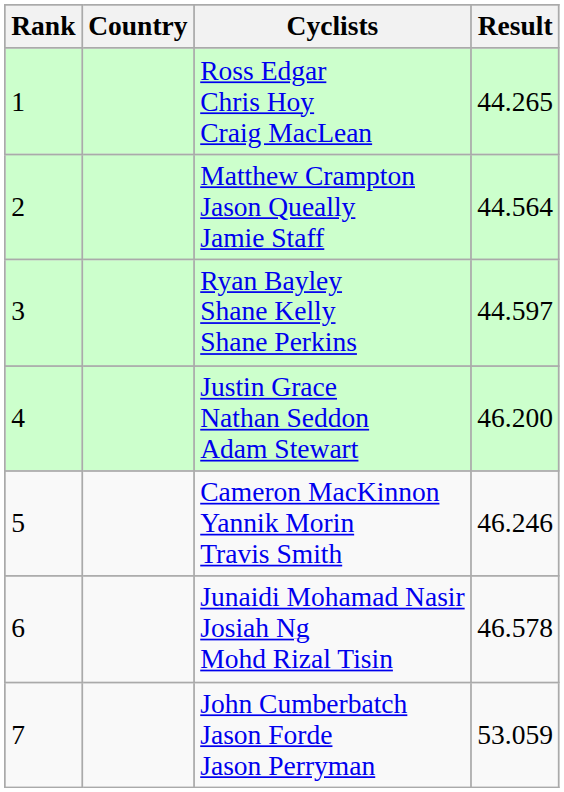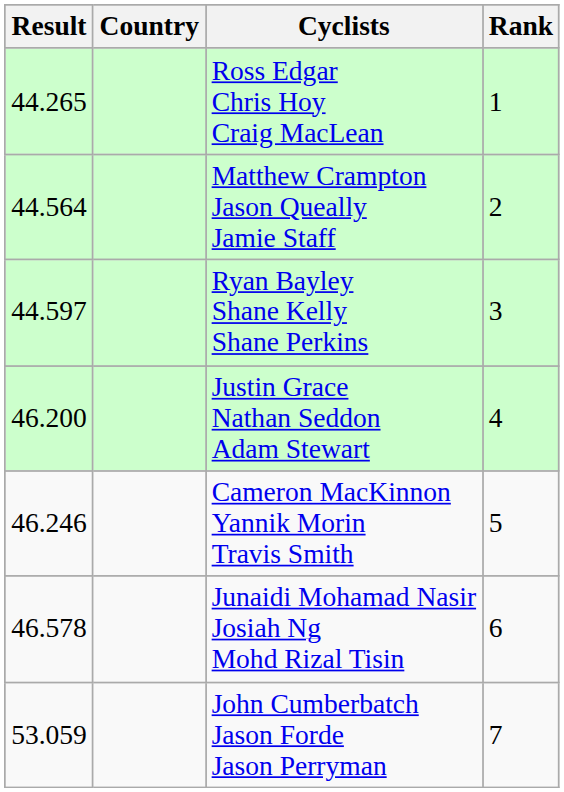columns swapped: (43, 26) <-> (515, 26)
